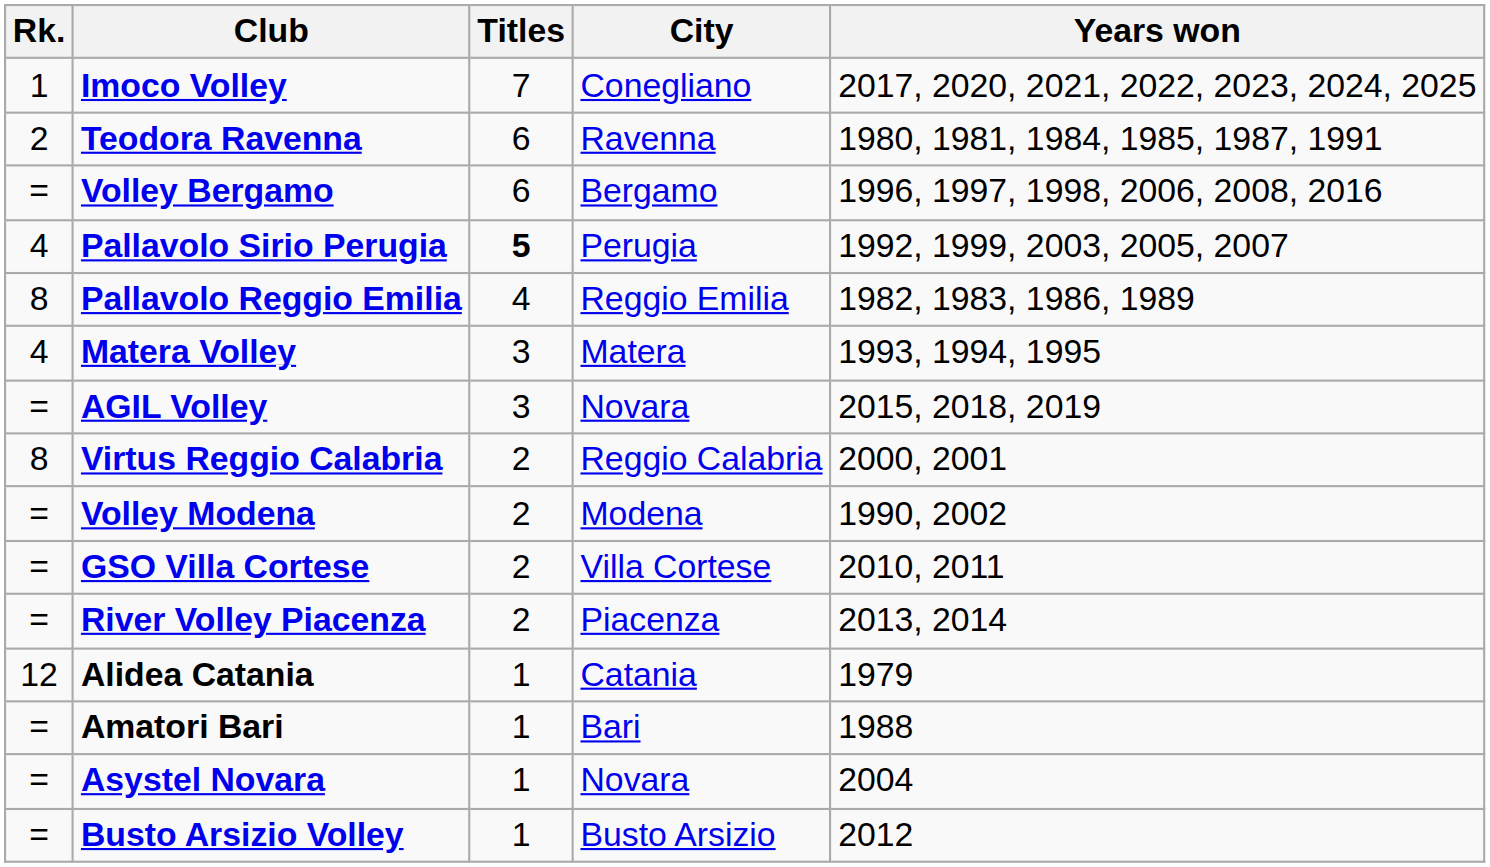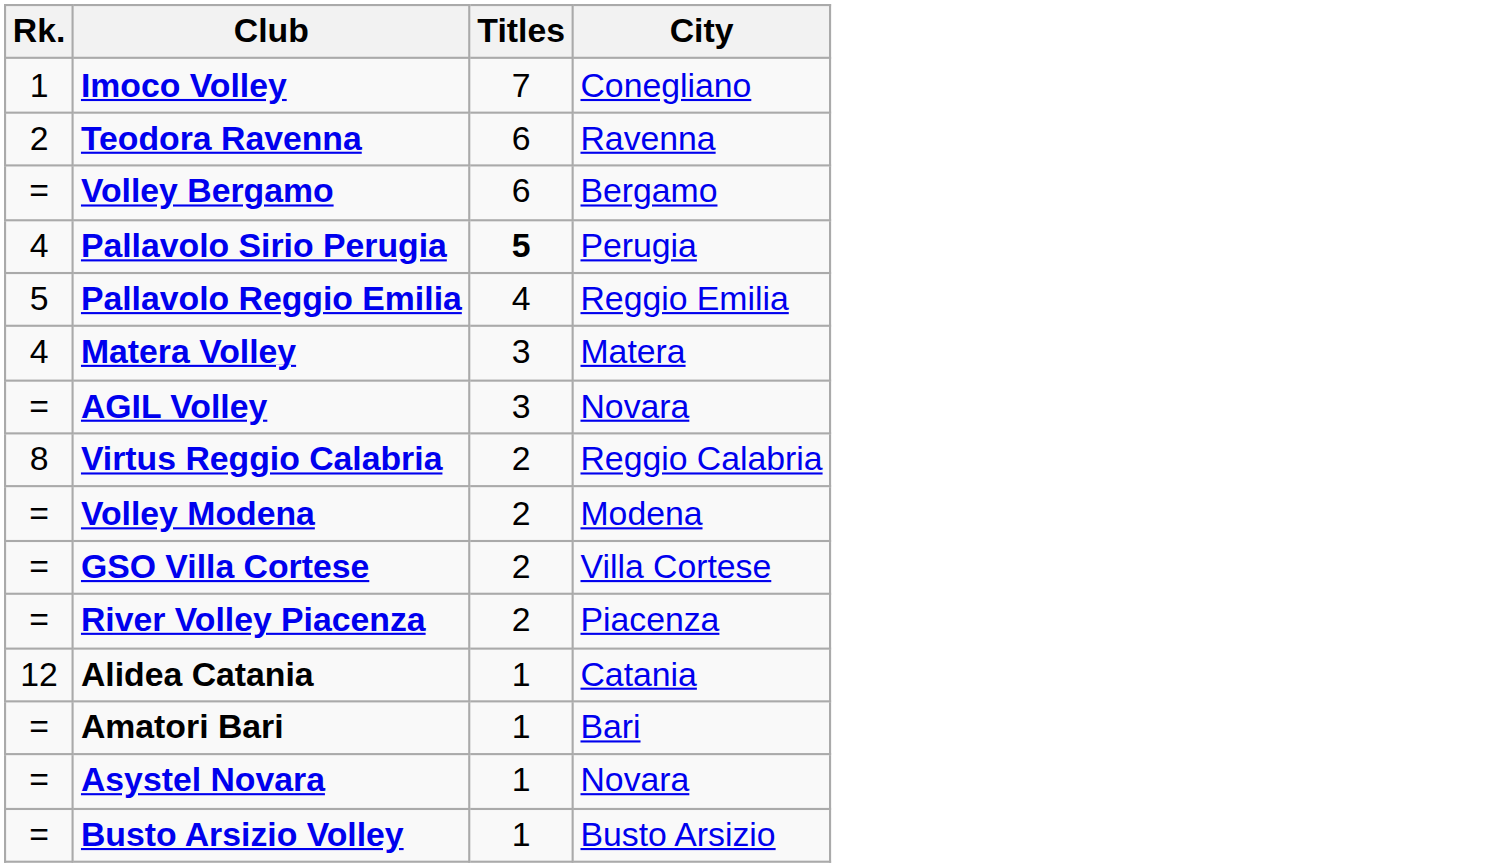- column: (1157, 31)
(39, 298) 8 -> (39, 298) 5
